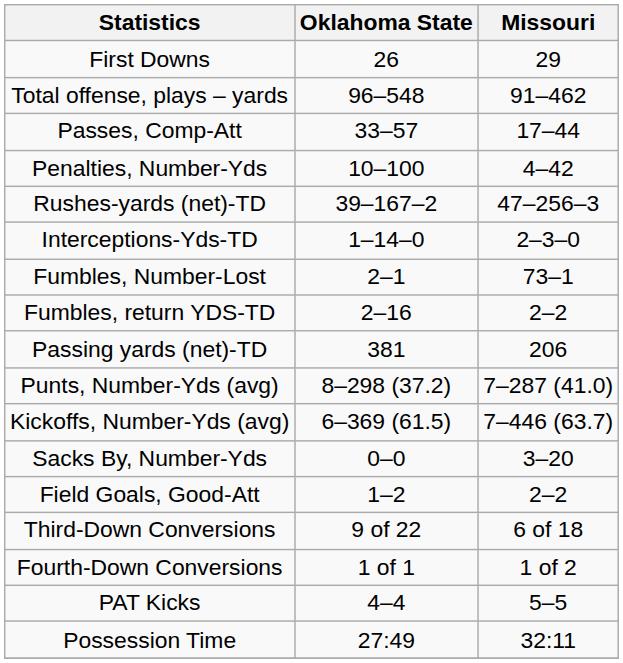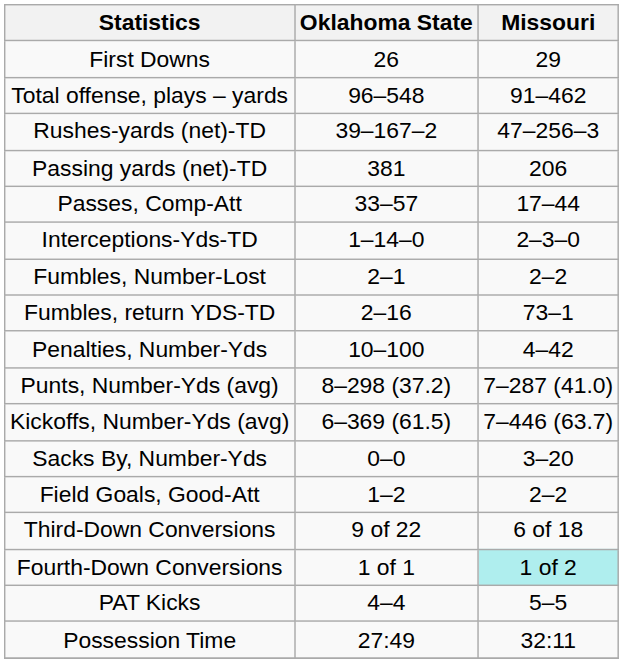rows swapped: (150, 204) <-> (150, 131)
rows swapped: (150, 349) <-> (150, 167)
(548, 276) 73–1 -> (548, 276) 2–2
(548, 312) 2–2 -> (548, 312) 73–1
(548, 566) no background -> (548, 566) paleturquoise background
